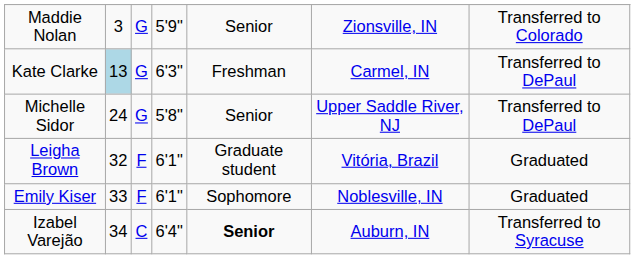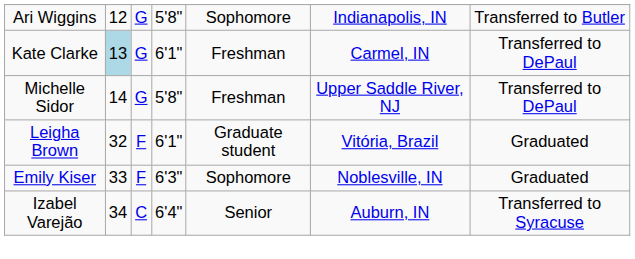- row: (55, 26)
+ row: (55, 17)
(169, 71) 6'3" -> (169, 52) 6'1"
(118, 116) 24 -> (118, 97) 14
(249, 116) Senior -> (248, 97) Freshman
(169, 196) 6'1" -> (169, 177) 6'3"
(249, 231) bold -> (248, 213) normal
